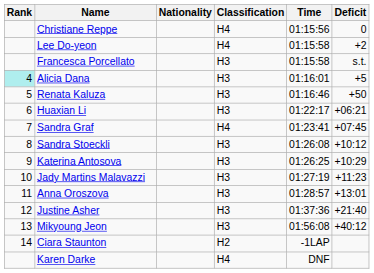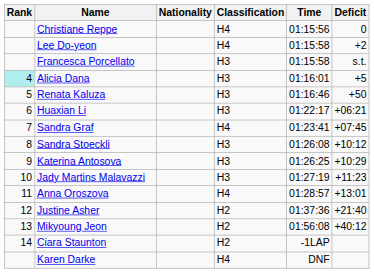(223, 194) H3 -> (223, 194) H4
(223, 210) H3 -> (223, 210) H2
(223, 227) H3 -> (223, 227) H2
